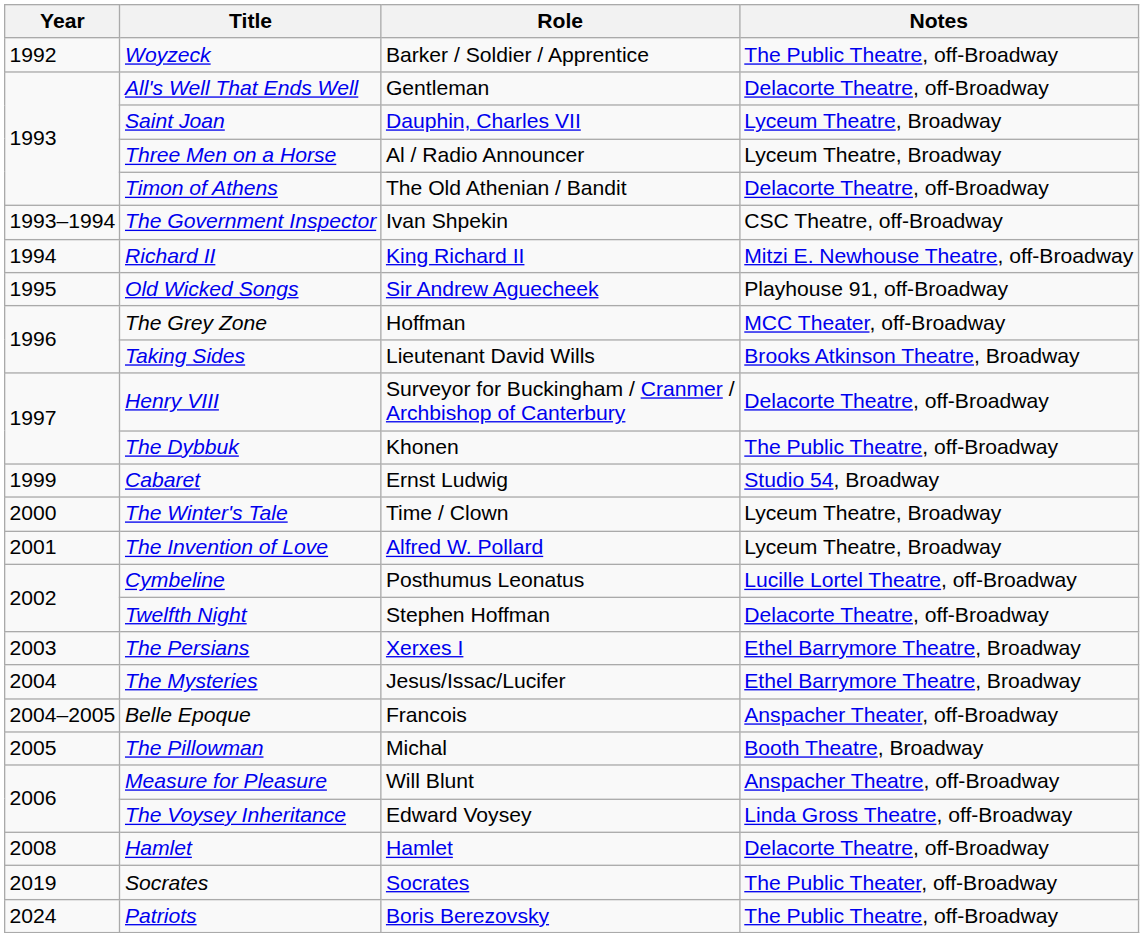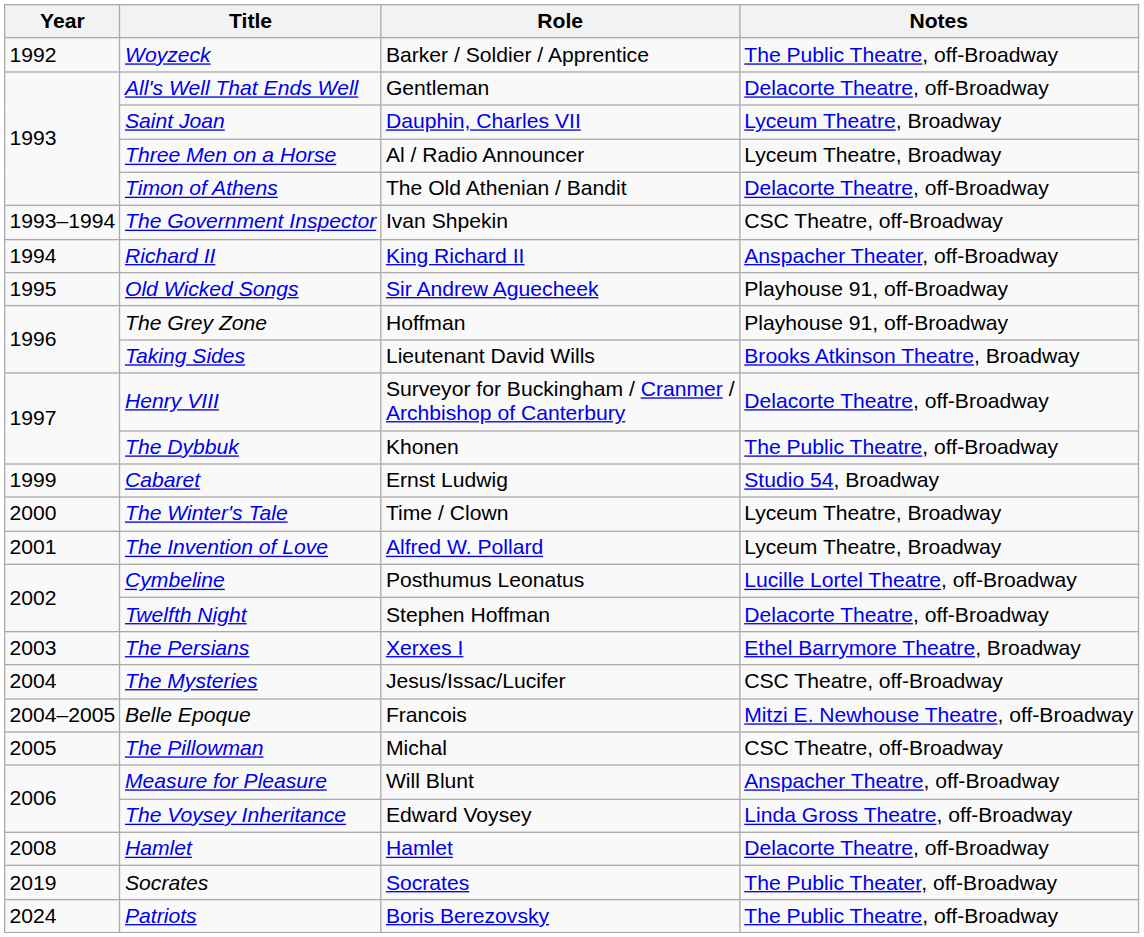(939, 255) Mitzi E. Newhouse Theatre, off-Broadway -> (901, 255) Anspacher Theater, off-Broadway
(875, 322) MCC Theater, off-Broadway -> (876, 322) Playhouse 91, off-Broadway
(913, 681) Ethel Barrymore Theatre, Broadway -> (874, 681) CSC Theatre, off-Broadway
(901, 714) Anspacher Theater, off-Broadway -> (939, 714) Mitzi E. Newhouse Theatre, off-Broadway
(864, 748) Booth Theatre, Broadway -> (874, 748) CSC Theatre, off-Broadway
